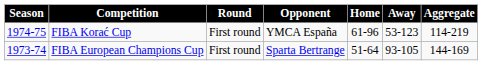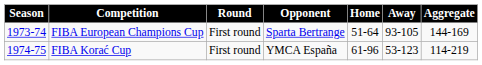rows swapped: (127, 50) <-> (91, 32)
